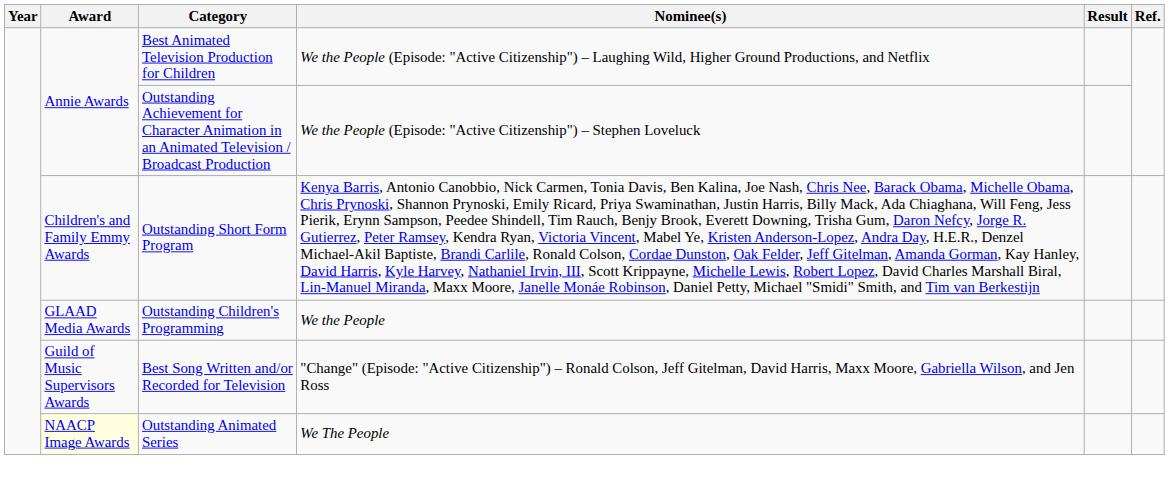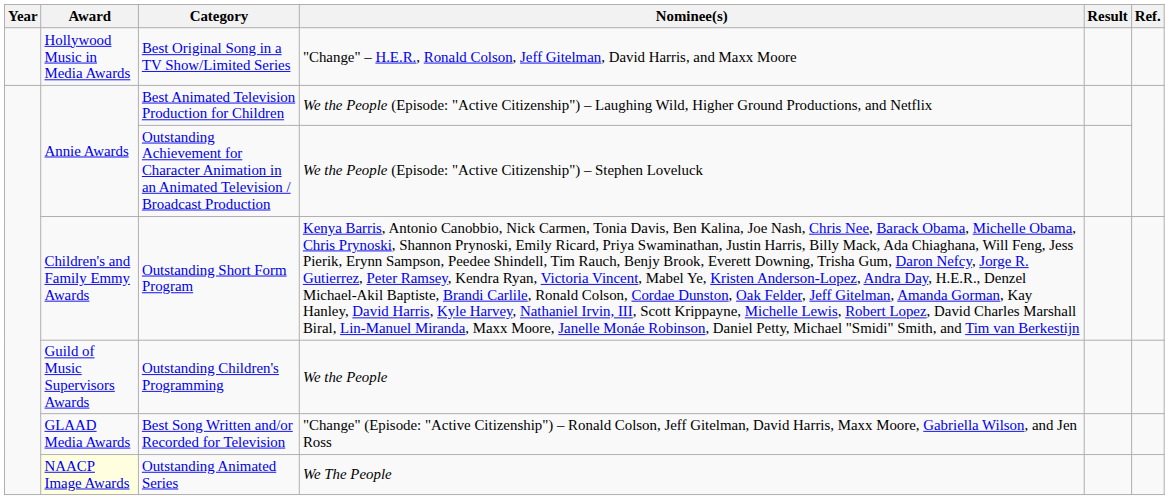+ row: (216, 56)
(87, 319) GLAAD Media Awards -> (80, 377) Guild of Music Supervisors Awards
(80, 377) Guild of Music Supervisors Awards -> (87, 434) GLAAD Media Awards
